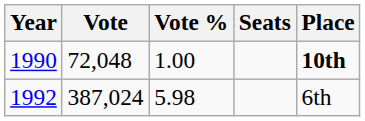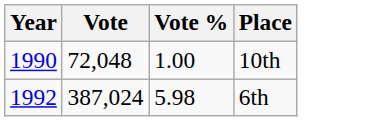- column: (265, 23)
(324, 60) bold -> (260, 60) normal
